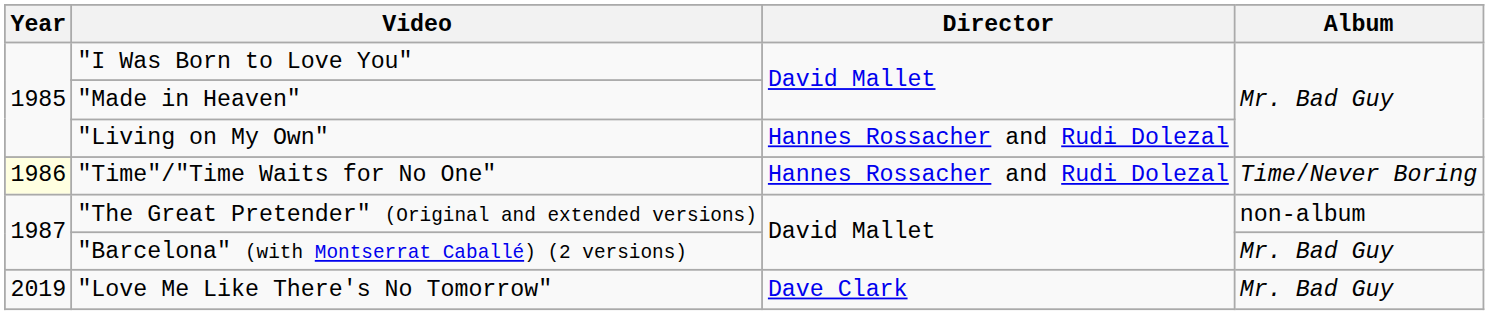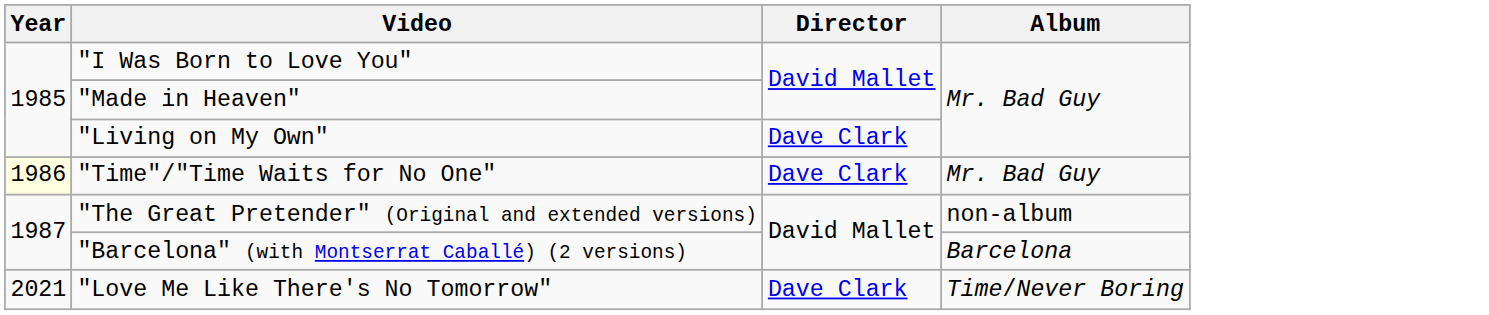(998, 138) Hannes Rossacher and Rudi Dolezal -> (838, 138) Dave Clark
(998, 176) Hannes Rossacher and Rudi Dolezal -> (838, 176) Dave Clark
(1359, 176) Time/Never Boring -> (1023, 176) Mr. Bad Guy
(1317, 251) Mr. Bad Guy -> (1009, 251) Barcelona
(38, 289) 2019 -> (38, 289) 2021
(1317, 289) Mr. Bad Guy -> (1065, 289) Time/Never Boring
